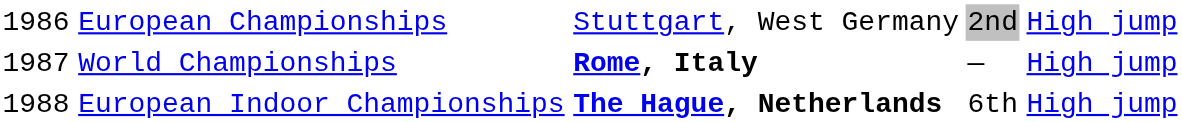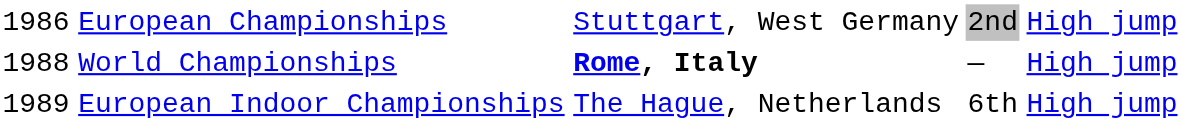(36, 63) 1987 -> (36, 63) 1988
(36, 104) 1988 -> (36, 104) 1989
(758, 104) bold -> (758, 104) normal
